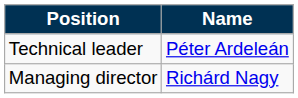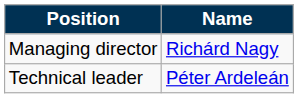rows swapped: (83, 78) <-> (76, 48)
